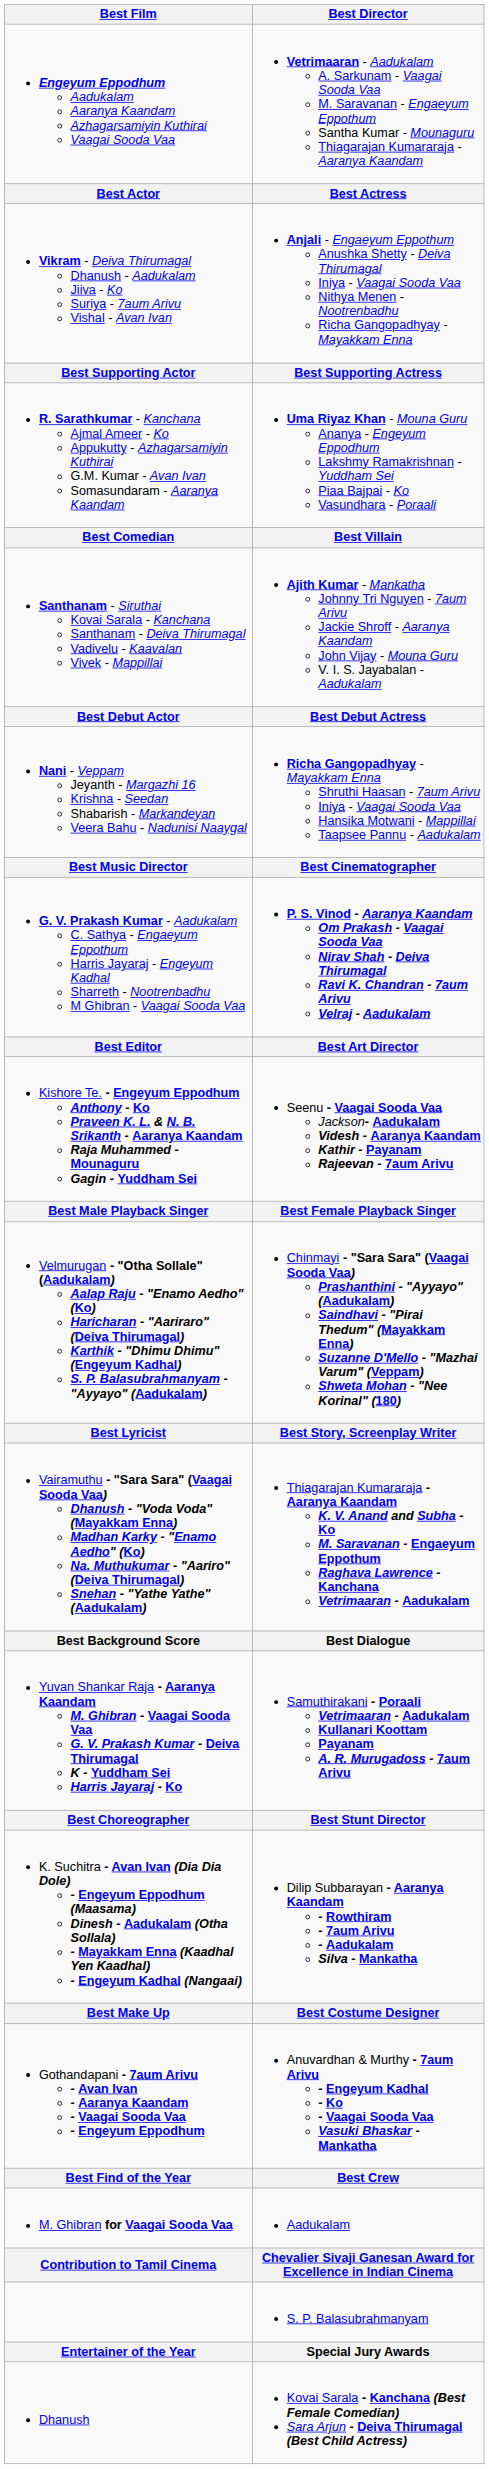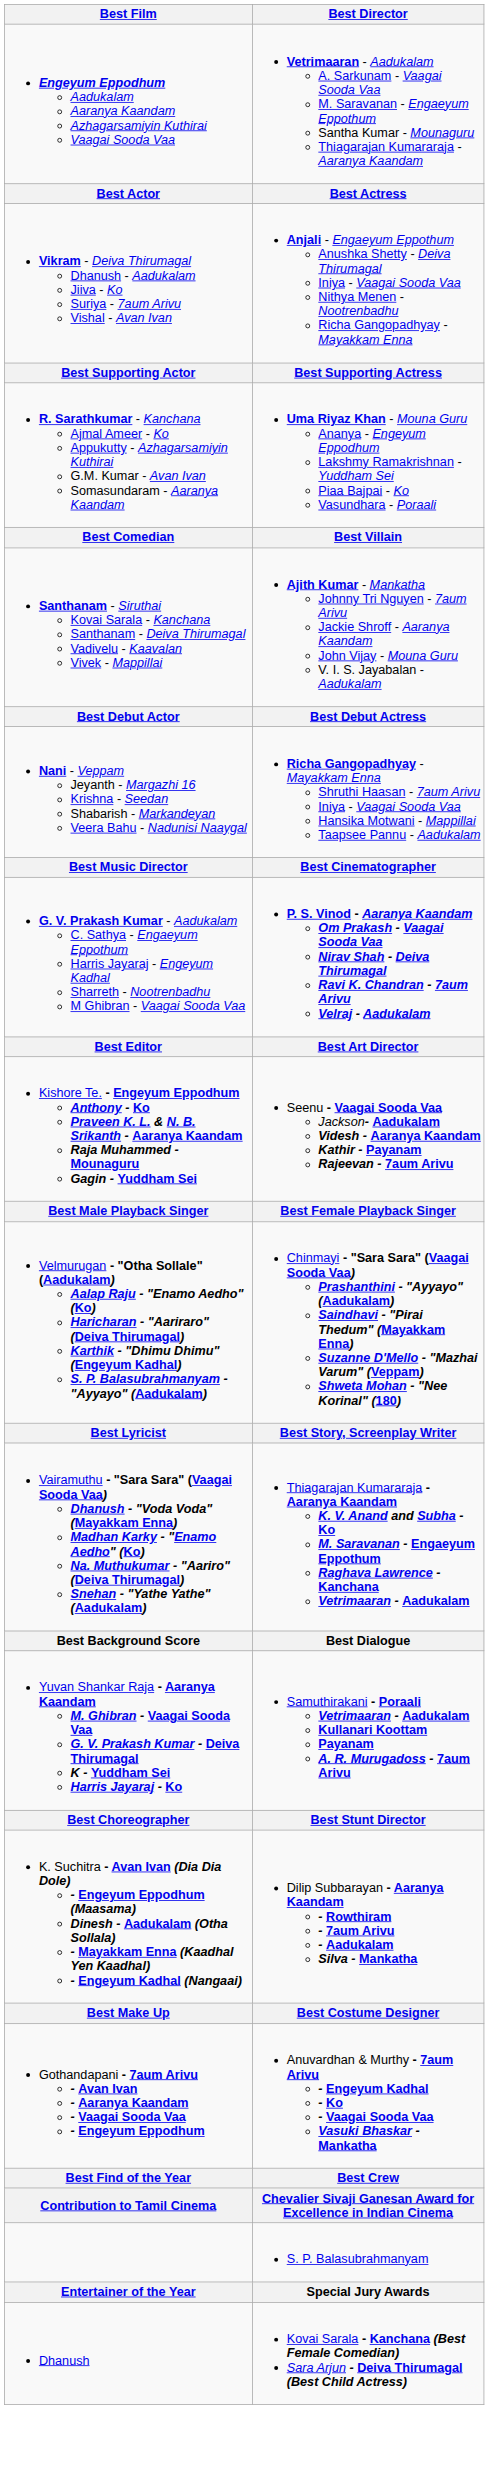- row: (128, 2225)
